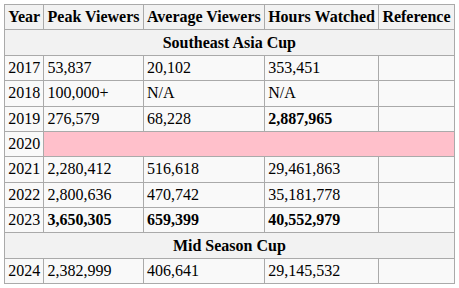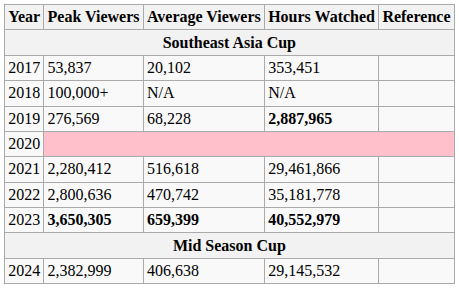(74, 118) 276,579 -> (74, 118) 276,569
(304, 169) 29,461,863 -> (304, 169) 29,461,866
(173, 270) 406,641 -> (173, 270) 406,638
